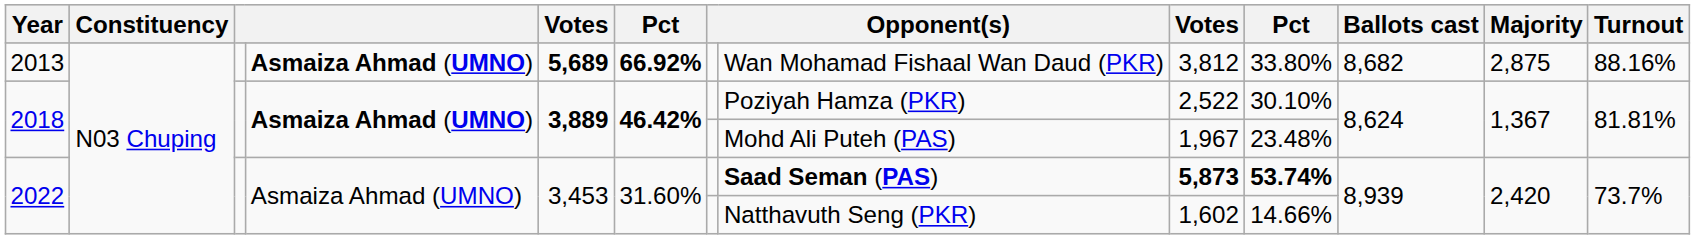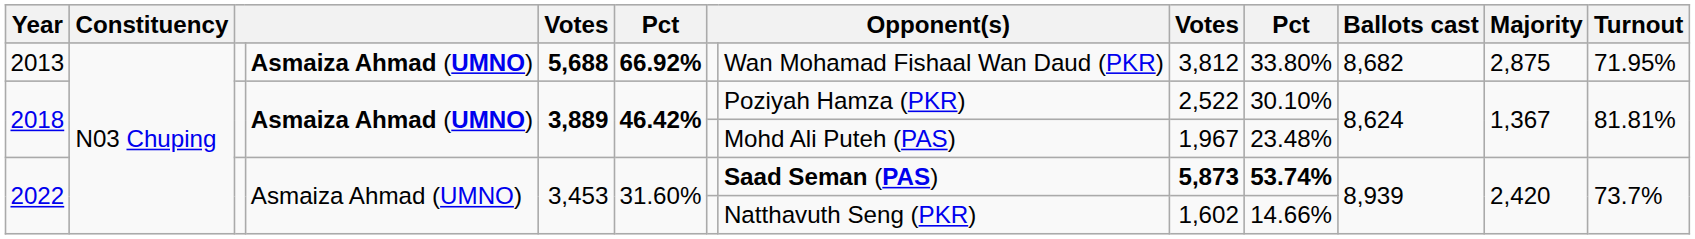(578, 62) 5,689 -> (578, 62) 5,688
(1635, 62) 88.16% -> (1635, 62) 71.95%
